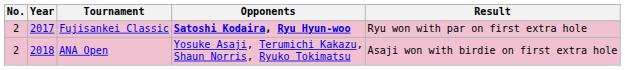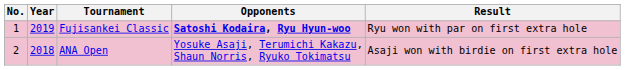(16, 29) 2 -> (16, 29) 1
(42, 29) 2017 -> (42, 29) 2019
